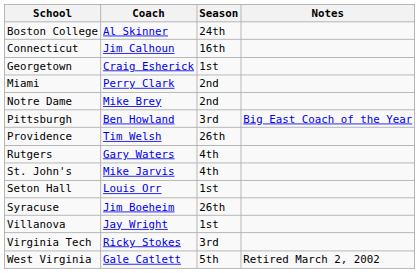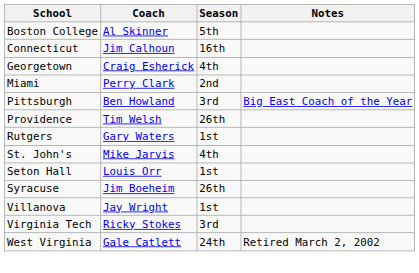(212, 31) 24th -> (209, 31) 5th
(209, 66) 1st -> (209, 66) 4th
- row: (39, 101)
(209, 154) 4th -> (209, 136) 1st
(209, 259) 5th -> (212, 242) 24th
